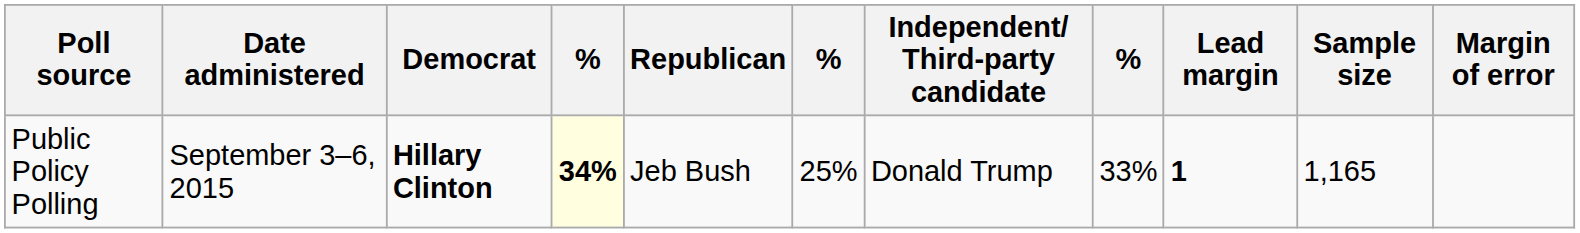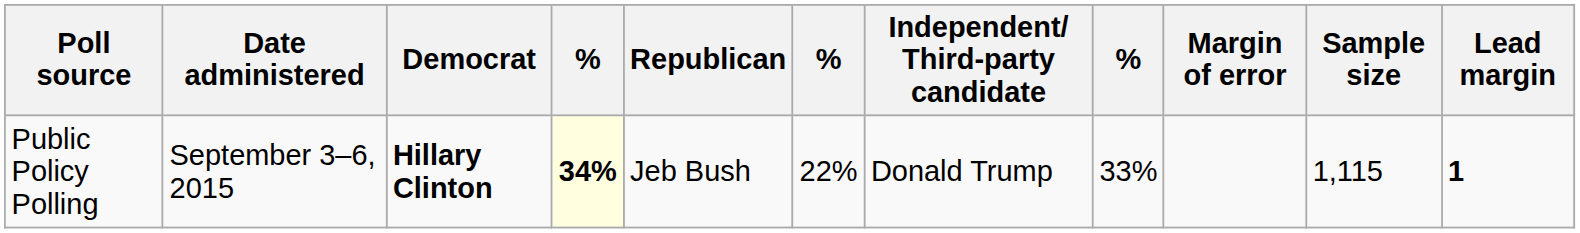columns swapped: (1231, 60) <-> (1503, 60)
(829, 171) 25% -> (829, 171) 22%
(1340, 171) 1,165 -> (1348, 171) 1,115
